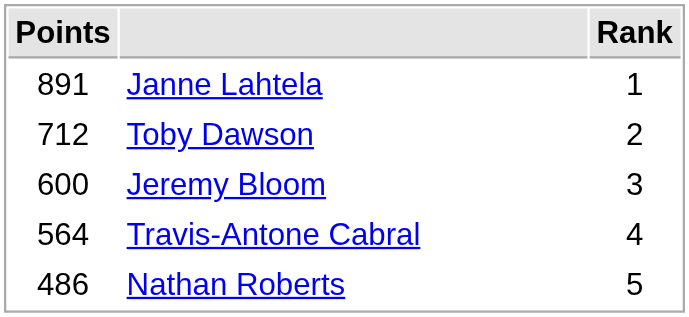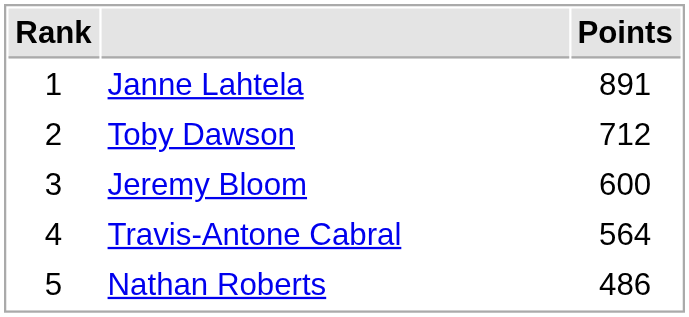columns swapped: (635, 32) <-> (63, 32)
